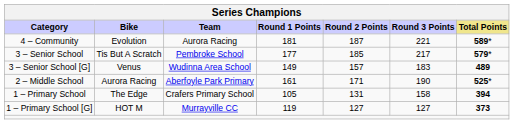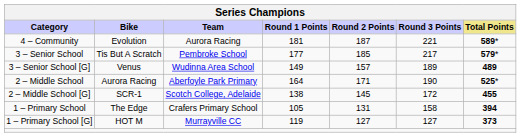(423, 67) 183 -> (430, 67) 189
(289, 81) 161 -> (296, 81) 164
+ row: (49, 94)
